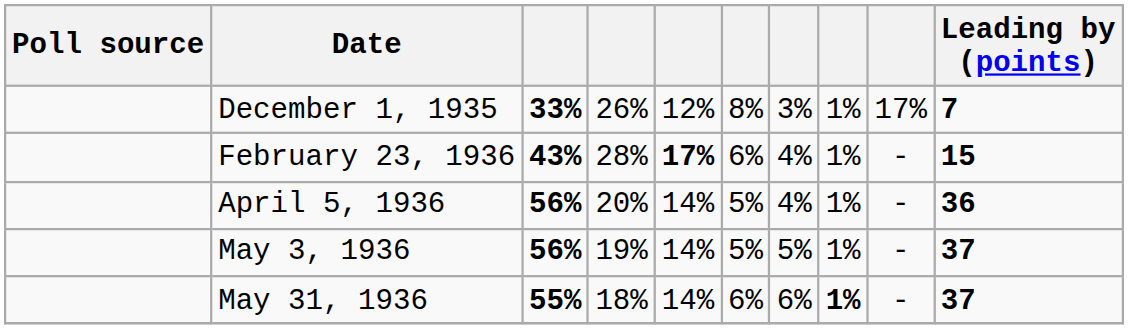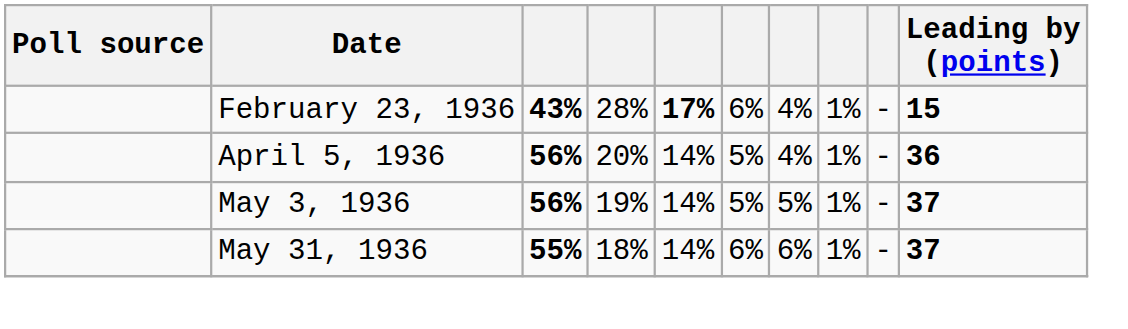- row: (358, 110)
(843, 300) bold -> (843, 252) normal
